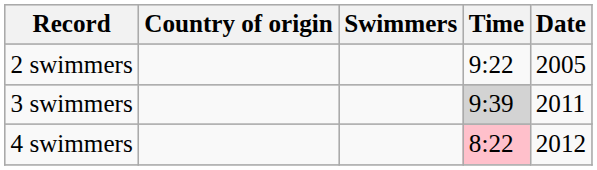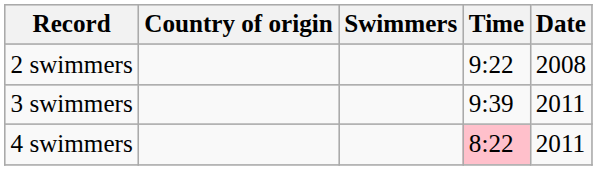(561, 64) 2005 -> (561, 64) 2008
(491, 104) lightgrey background -> (491, 104) no background
(561, 143) 2012 -> (560, 143) 2011
